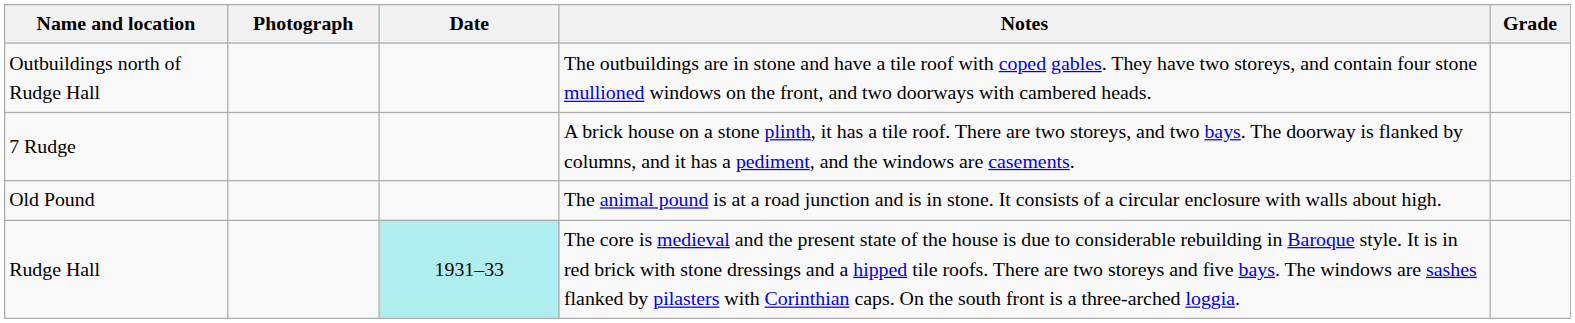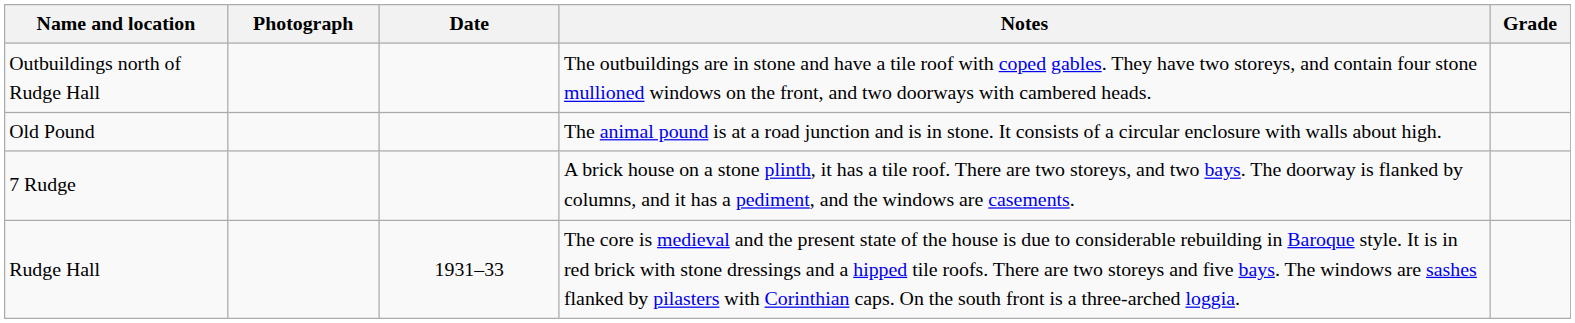rows swapped: (52, 200) <-> (43, 146)
(469, 268) paleturquoise background -> (469, 268) no background
